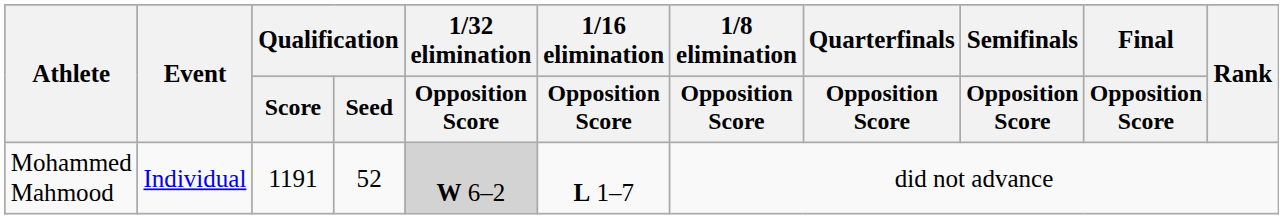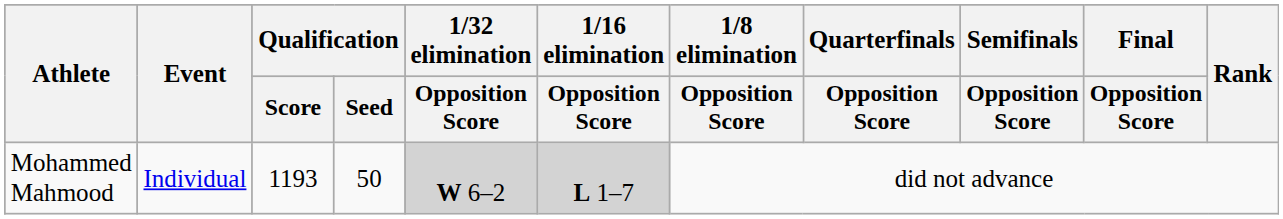(293, 178) 1191 -> (293, 178) 1193
(369, 178) 52 -> (369, 178) 50
(604, 192) no background -> (604, 192) lightgrey background
